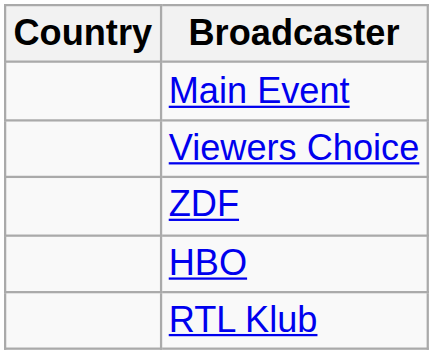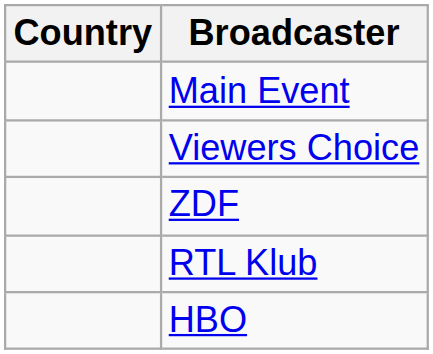rows swapped: (243, 319) <-> (208, 262)
